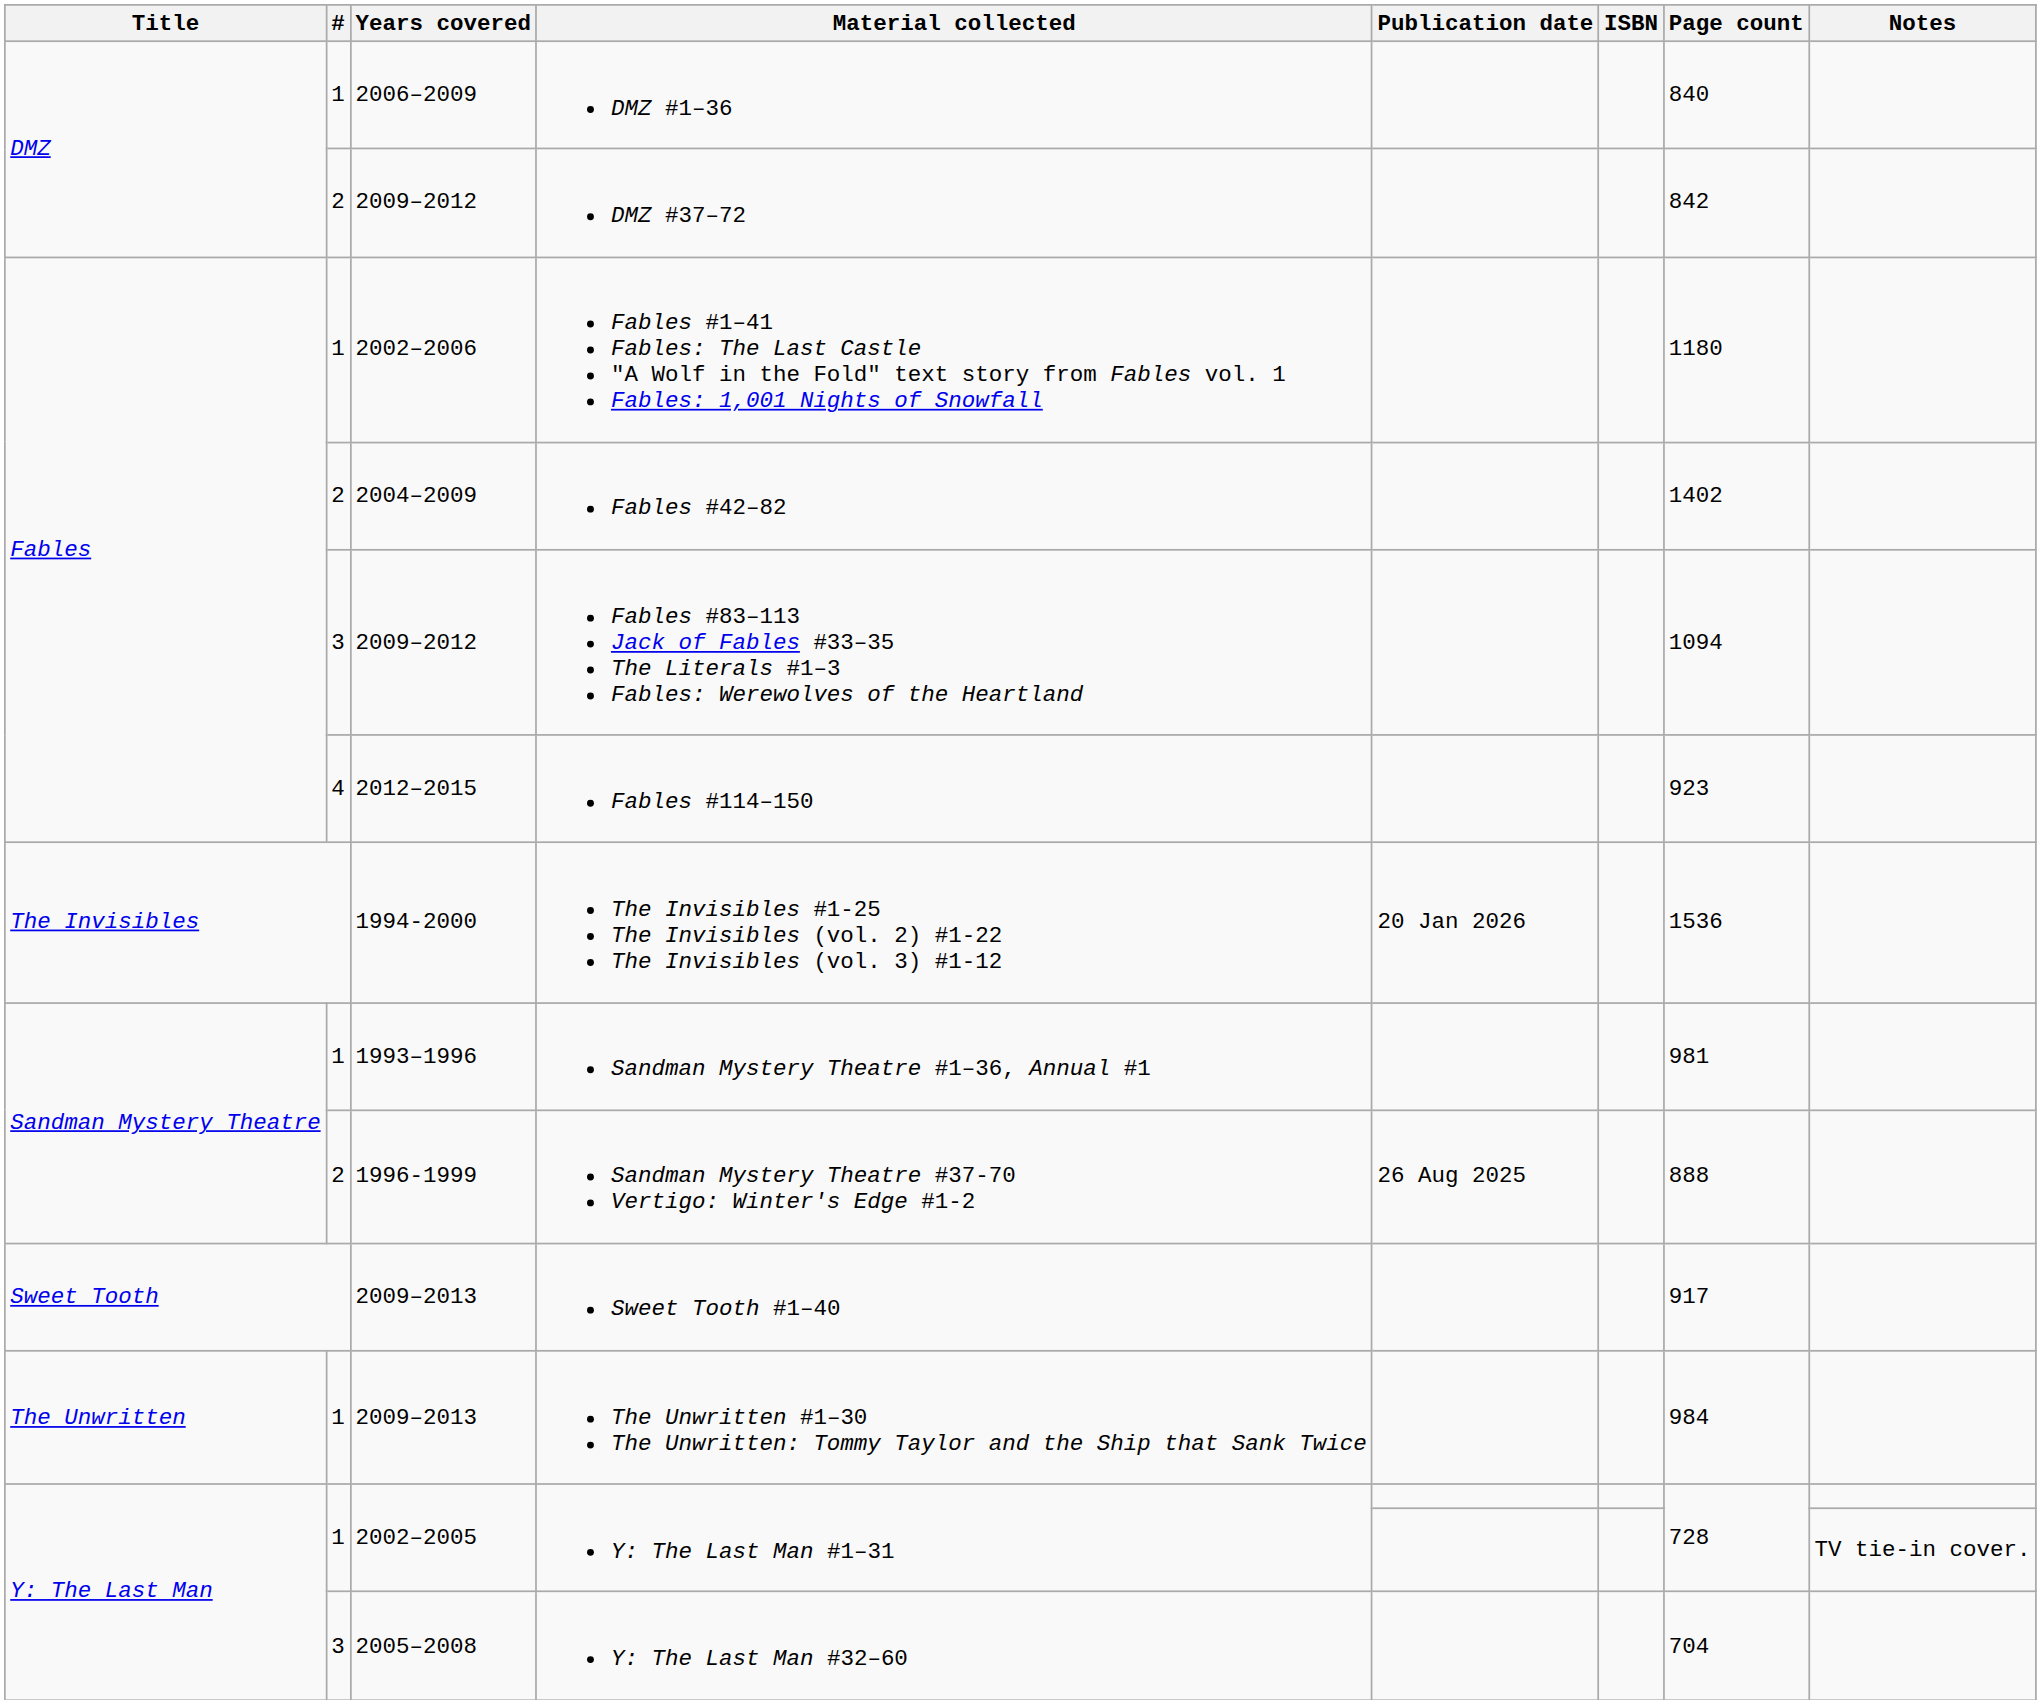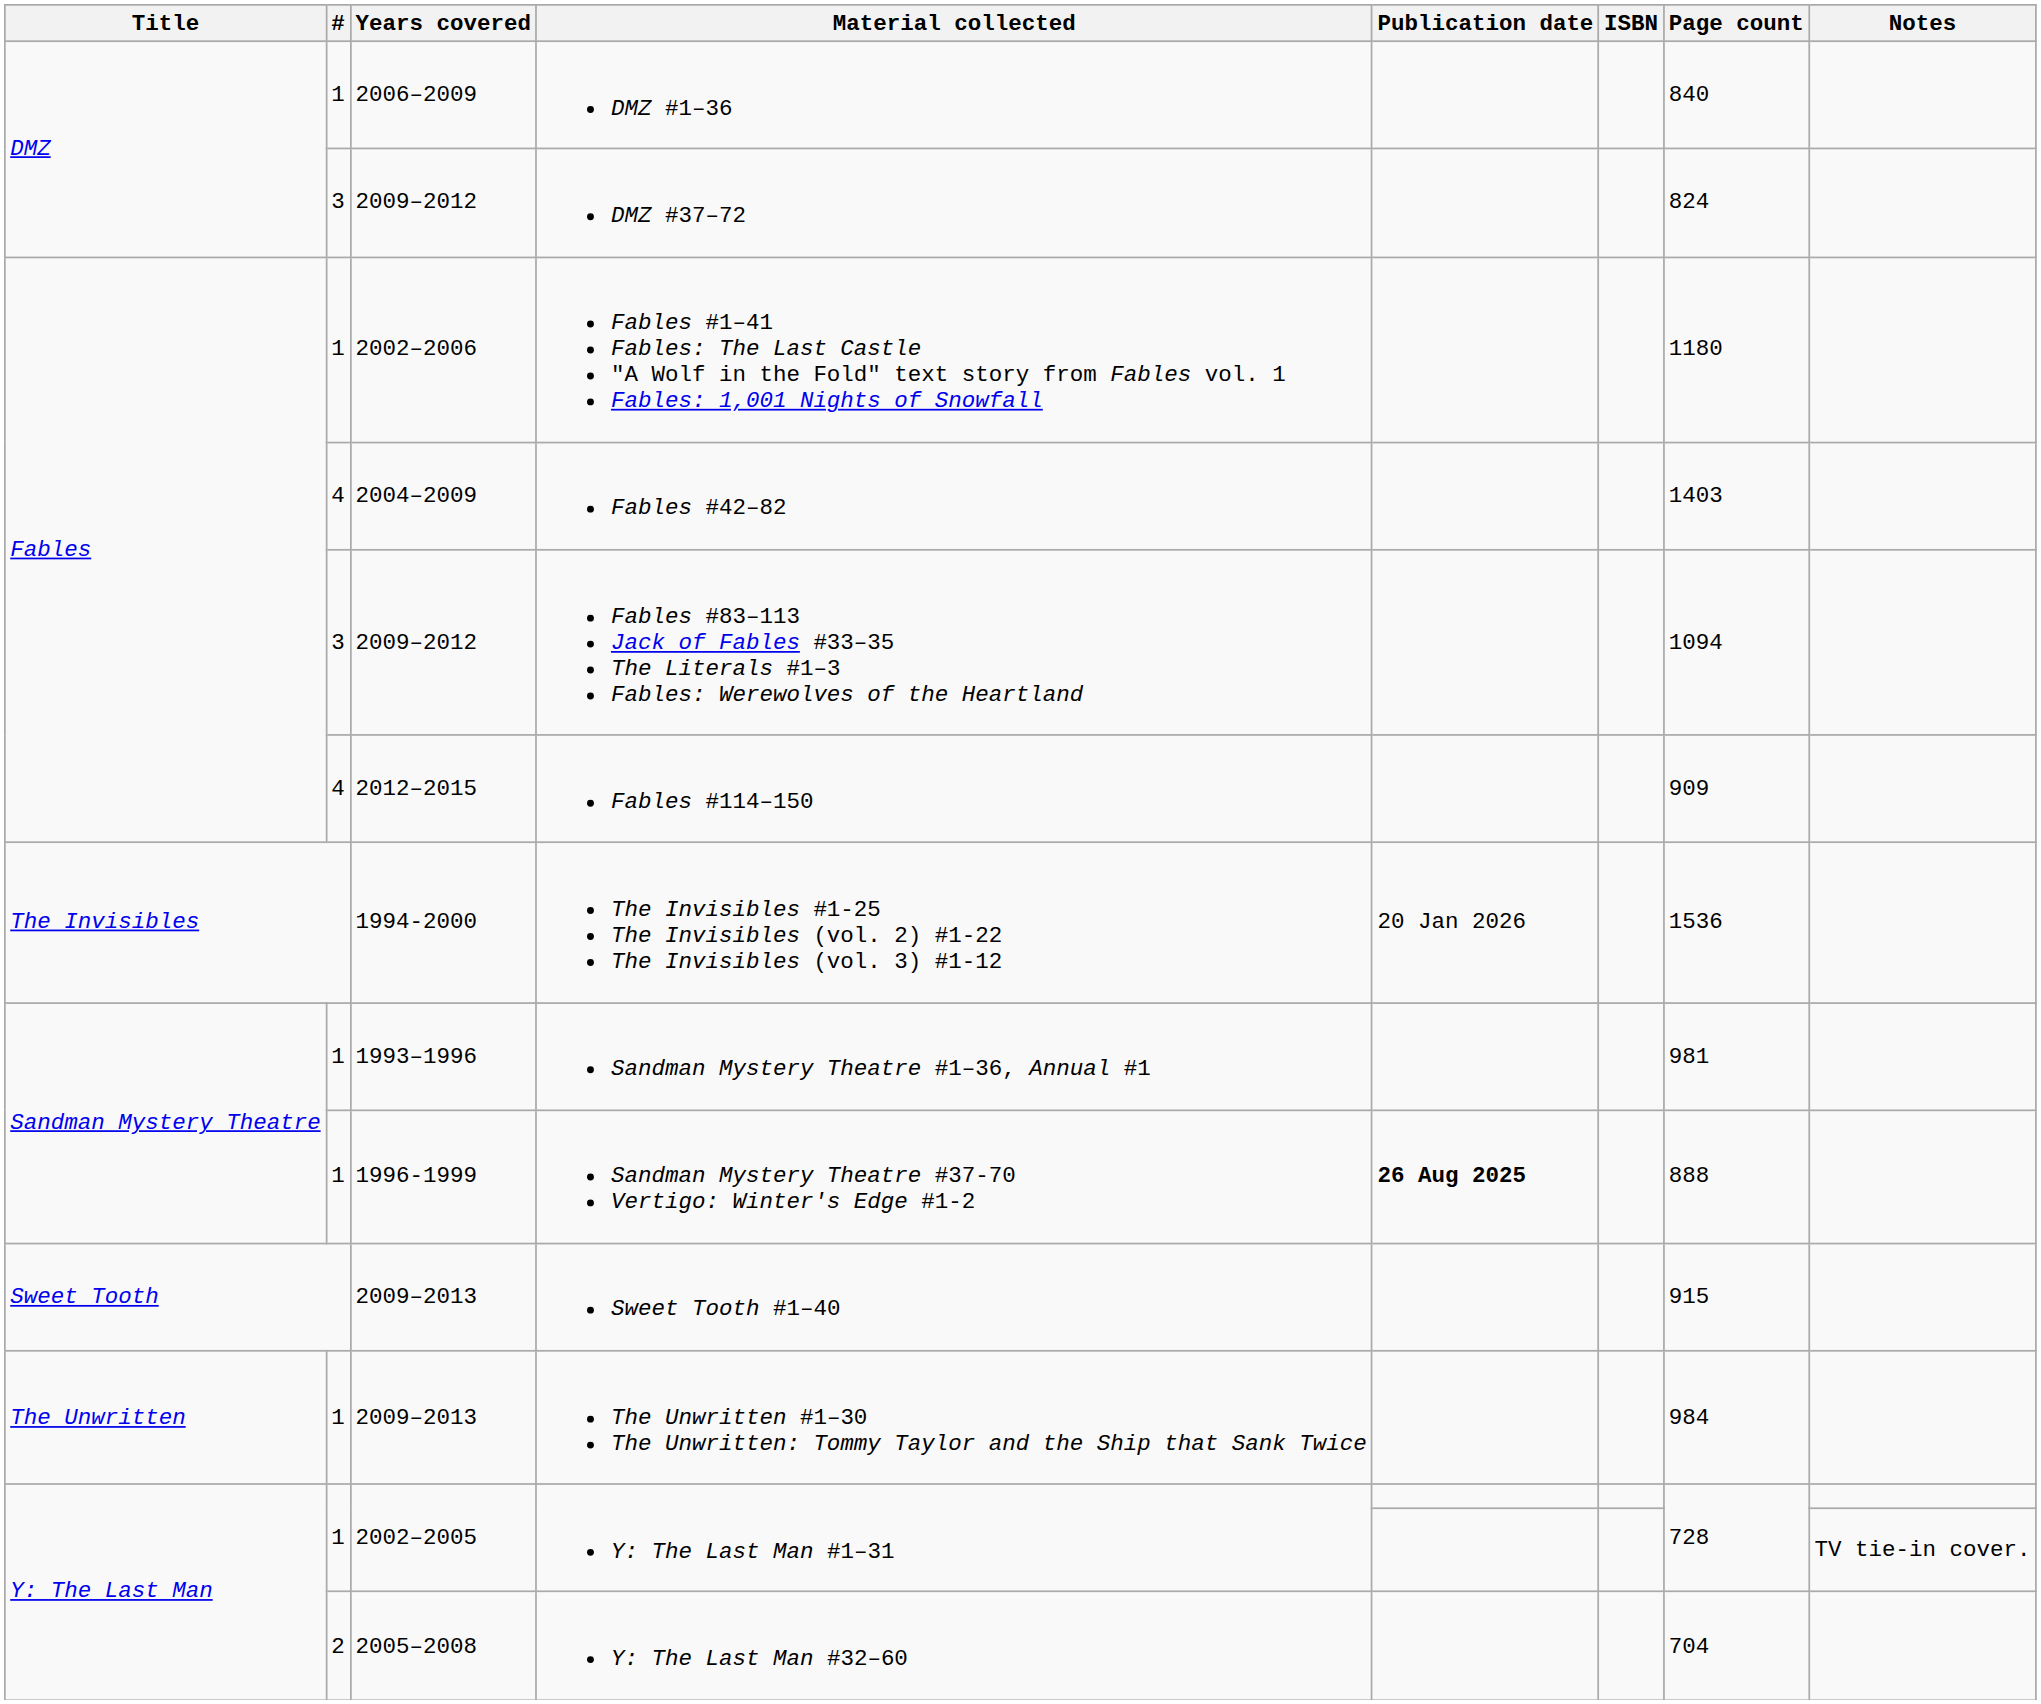(338, 203) 2 -> (338, 203) 3
(1689, 203) 842 -> (1689, 203) 824
(338, 496) 2 -> (338, 496) 4
(1696, 496) 1402 -> (1696, 496) 1403
(1689, 789) 923 -> (1689, 789) 909
(338, 1177) 2 -> (338, 1177) 1
(1452, 1177) normal -> (1452, 1177) bold
(1689, 1297) 917 -> (1689, 1297) 915
(338, 1646) 3 -> (338, 1646) 2
